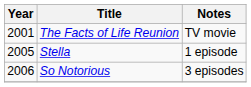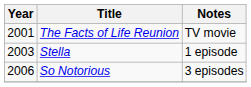(21, 52) 2005 -> (21, 52) 2003
